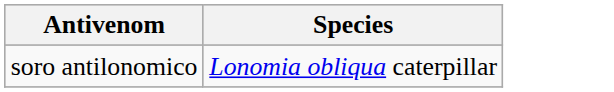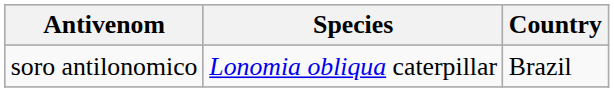+ column: (555, 24)
